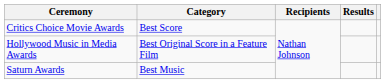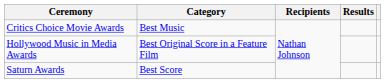(161, 28) Best Score -> (162, 28) Best Music
(162, 70) Best Music -> (161, 70) Best Score
